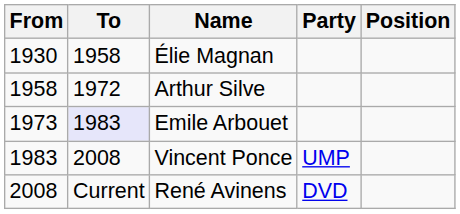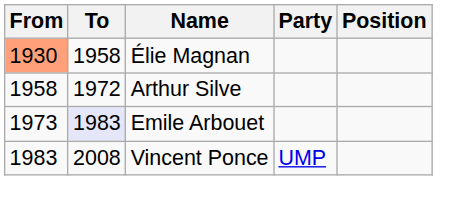(33, 55) no background -> (33, 55) lightsalmon background
- row: (220, 191)
